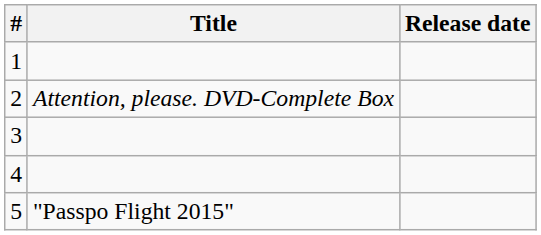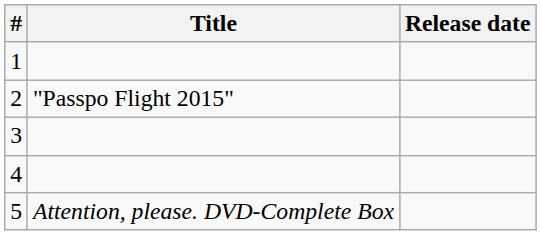(213, 98) Attention, please. DVD-Complete Box -> (133, 98) "Passpo Flight 2015"
(133, 211) "Passpo Flight 2015" -> (213, 211) Attention, please. DVD-Complete Box
